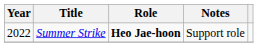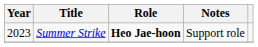(19, 32) 2022 -> (19, 32) 2023
